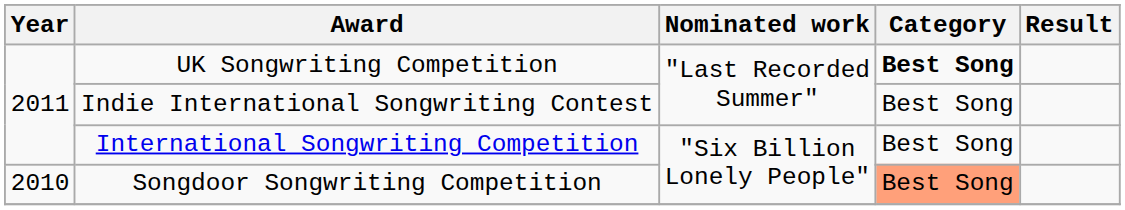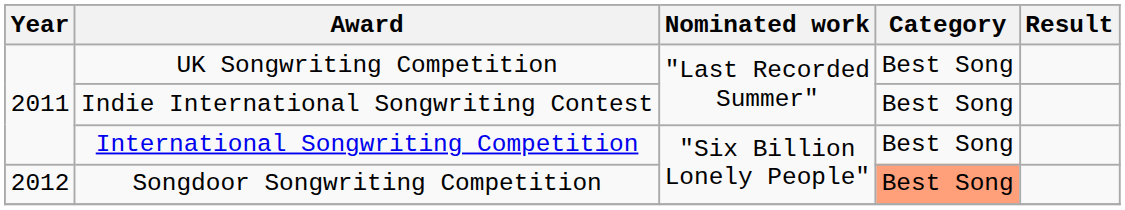(948, 65) bold -> (948, 65) normal
(40, 184) 2010 -> (40, 184) 2012
